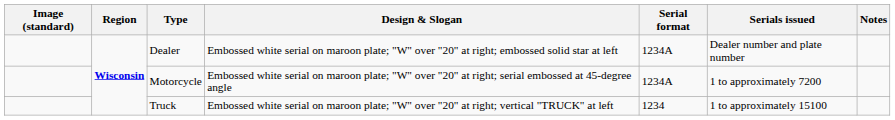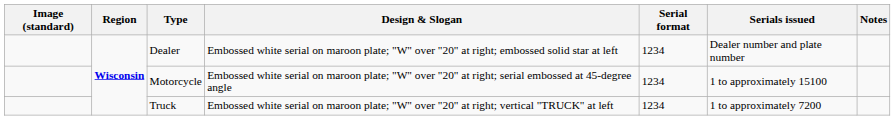(657, 50) 1234A -> (653, 50) 1234
(657, 81) 1234A -> (653, 81) 1234
(766, 81) 1 to approximately 7200 -> (768, 81) 1 to approximately 15100
(768, 105) 1 to approximately 15100 -> (766, 105) 1 to approximately 7200
